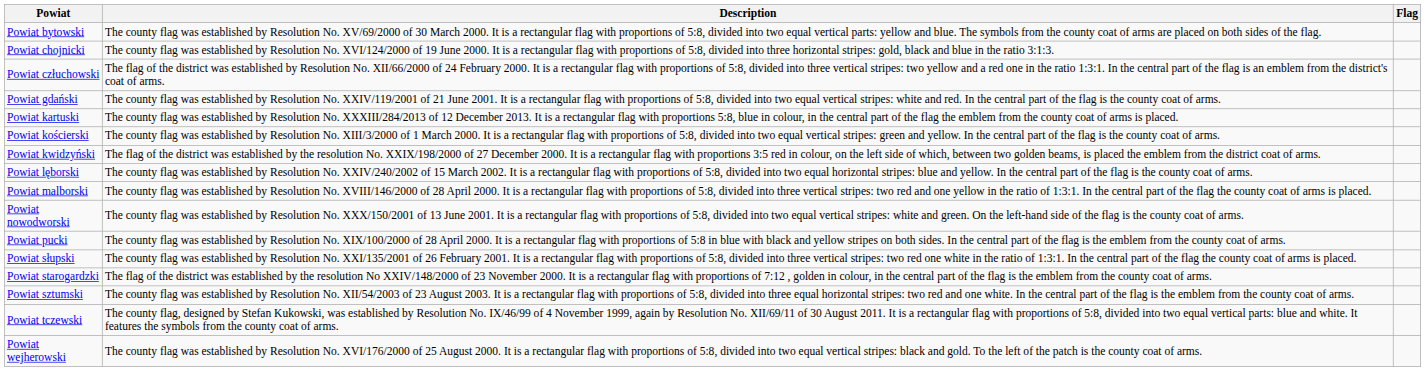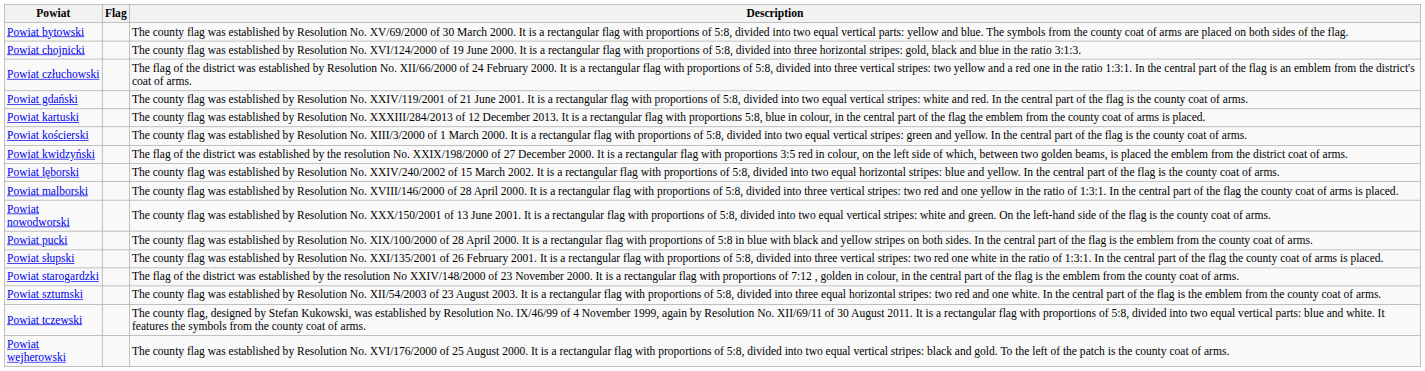columns swapped: (1407, 13) <-> (748, 13)
